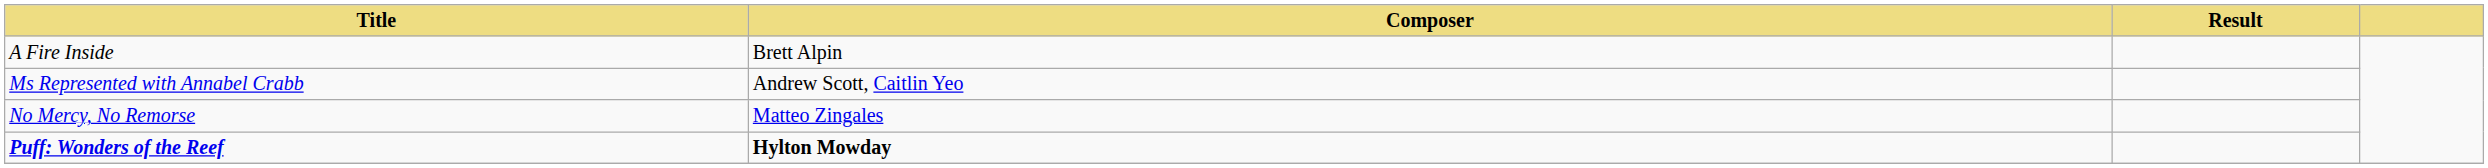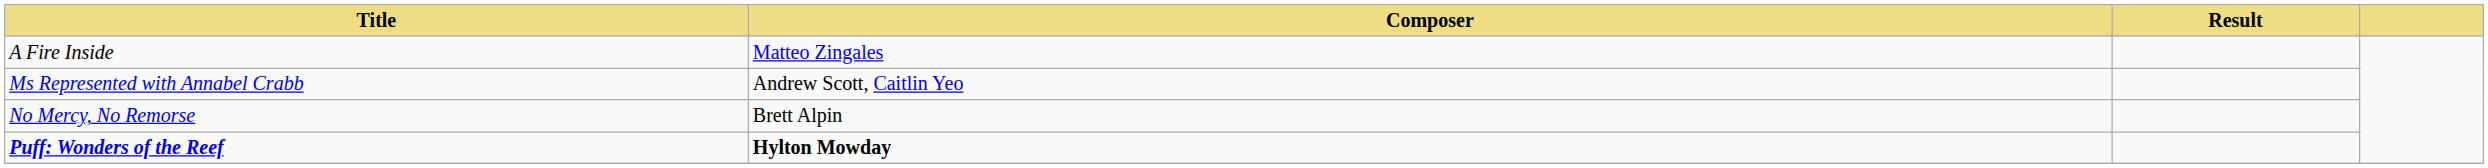(798, 52) Brett Alpin -> (818, 52) Matteo Zingales
(818, 115) Matteo Zingales -> (798, 115) Brett Alpin
